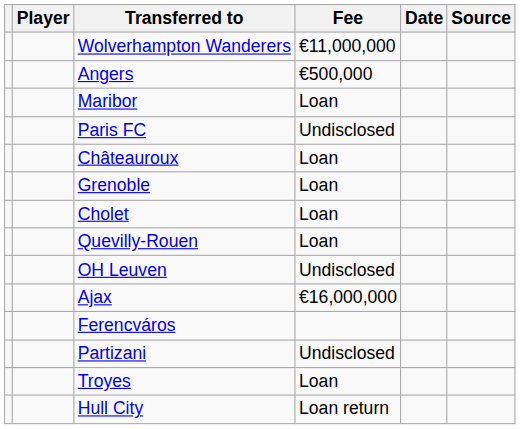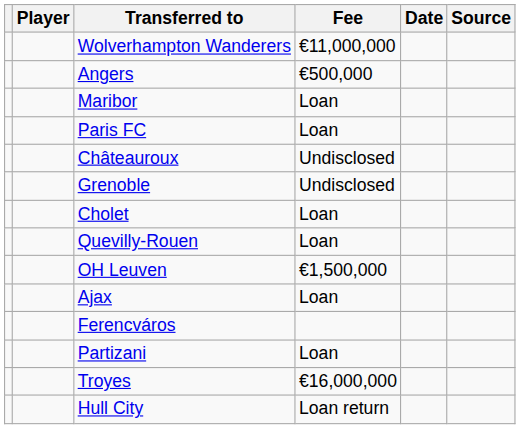(347, 130) Undisclosed -> (319, 130) Loan
(319, 158) Loan -> (347, 158) Undisclosed
(319, 185) Loan -> (347, 185) Undisclosed
(347, 269) Undisclosed -> (343, 269) €1,500,000
(348, 297) €16,000,000 -> (319, 297) Loan
(347, 353) Undisclosed -> (319, 353) Loan
(319, 381) Loan -> (348, 381) €16,000,000
